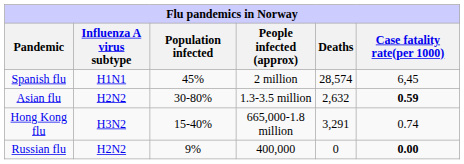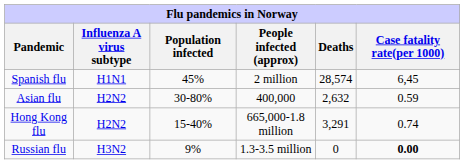(276, 98) 1.3-3.5 million -> (276, 98) 400,000
(408, 98) bold -> (408, 98) normal
(111, 123) H3N2 -> (111, 123) H2N2
(111, 149) H2N2 -> (111, 149) H3N2
(276, 149) 400,000 -> (276, 149) 1.3-3.5 million
